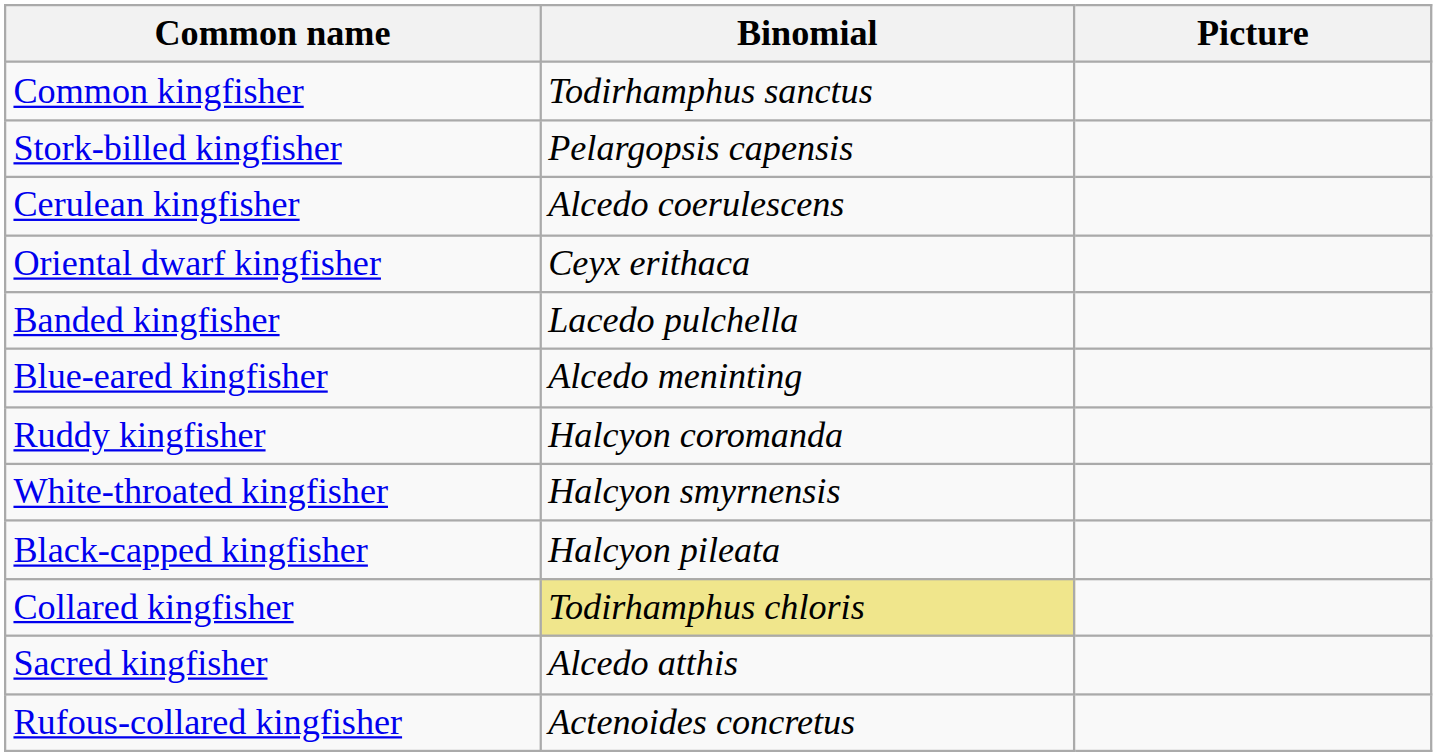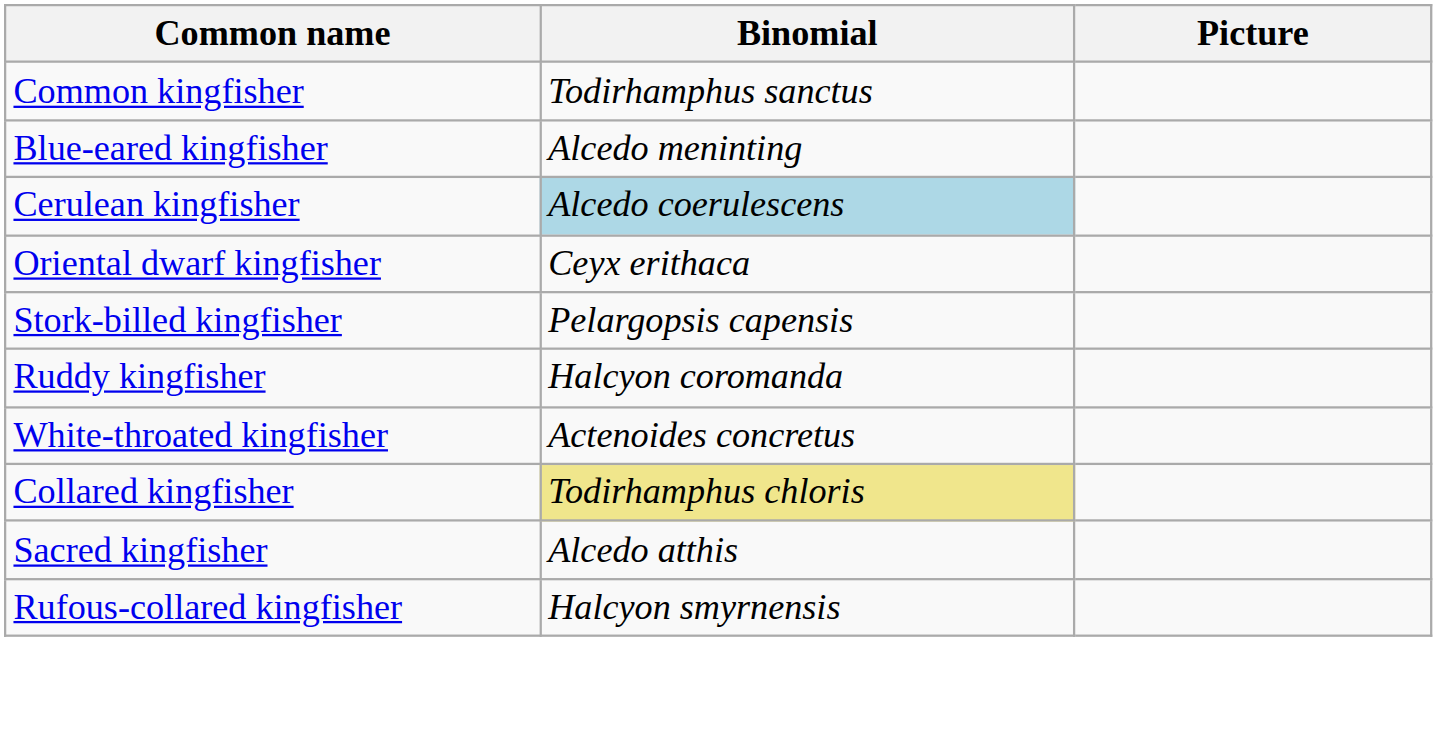rows swapped: (171, 377) <-> (178, 147)
(696, 205) no background -> (696, 205) lightblue background
- row: (147, 319)
(694, 491) Halcyon smyrnensis -> (702, 434) Actenoides concretus
- row: (191, 549)
(702, 721) Actenoides concretus -> (694, 606) Halcyon smyrnensis
